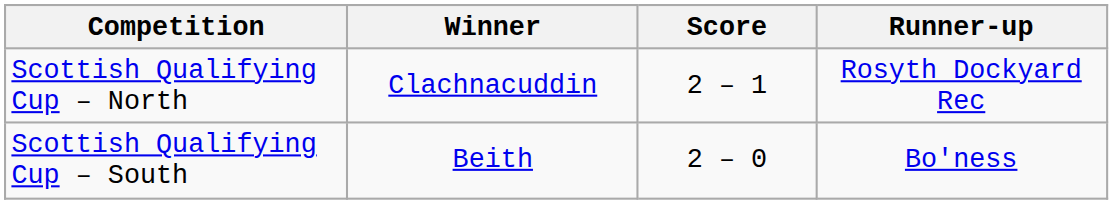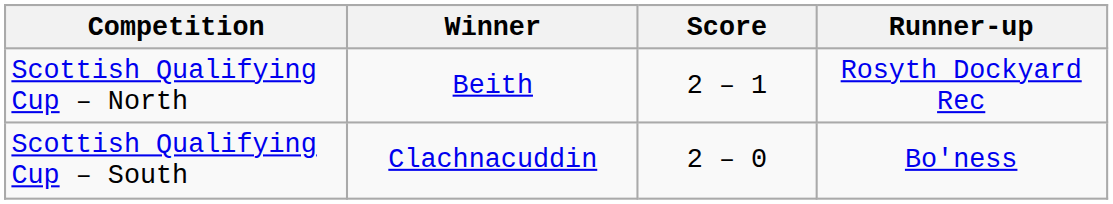(493, 86) Clachnacuddin -> (493, 86) Beith
(493, 160) Beith -> (493, 160) Clachnacuddin
